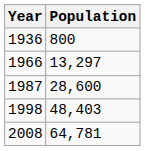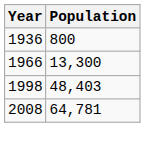(75, 63) 13,297 -> (75, 63) 13,300
- row: (25, 87)
